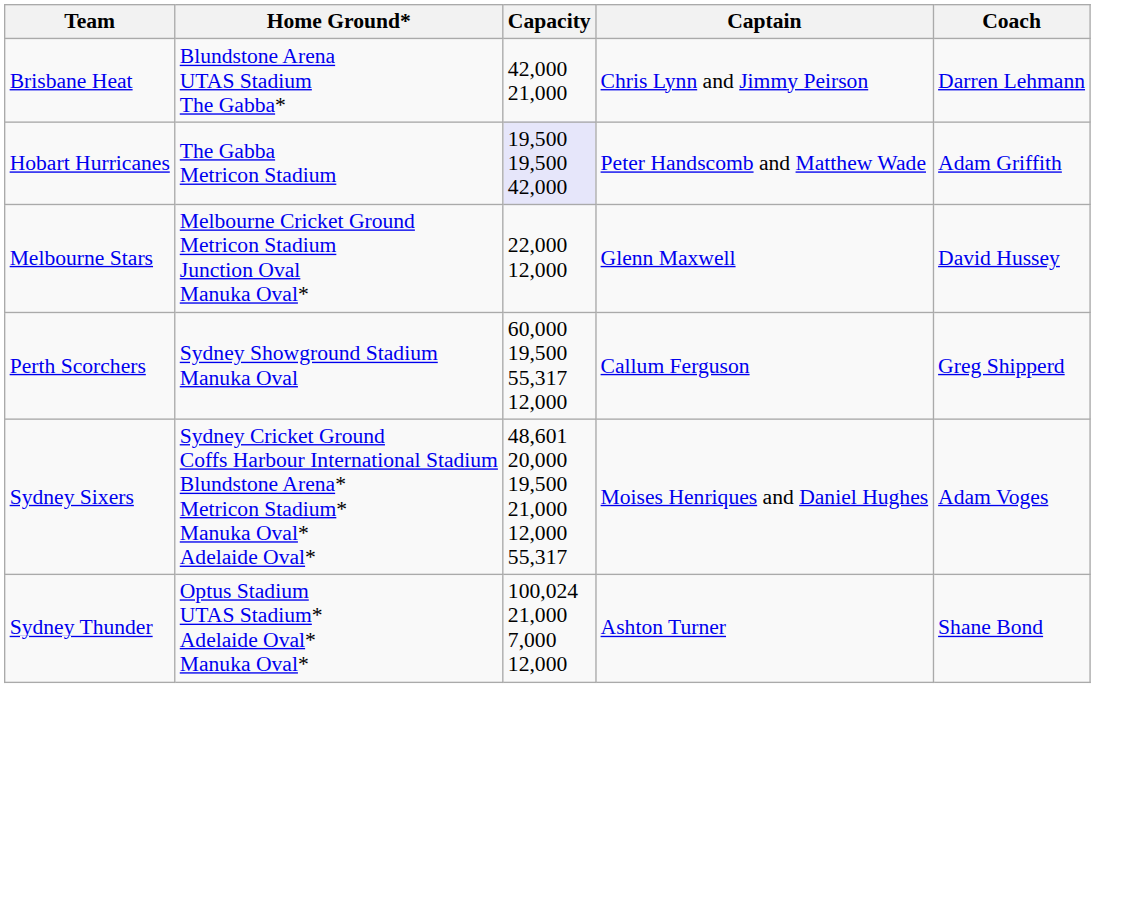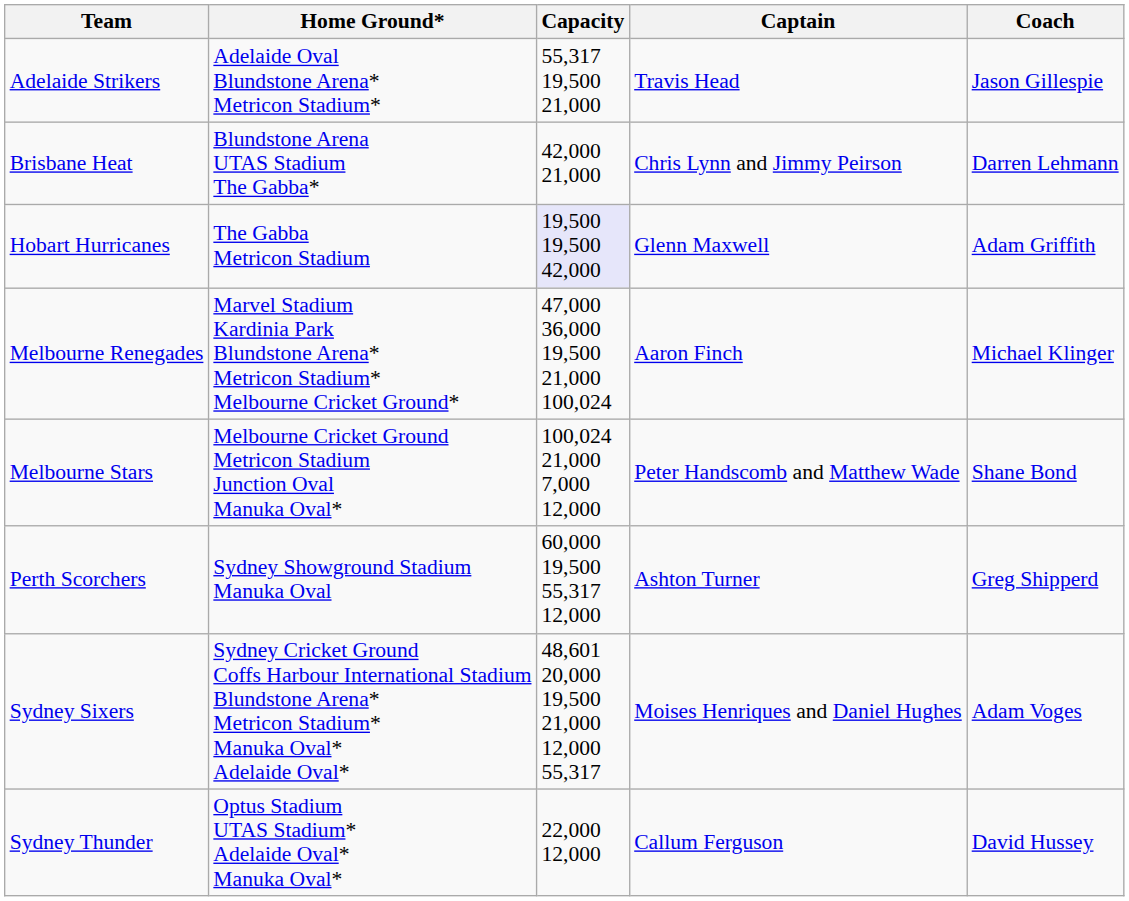+ row: (85, 80)
(763, 163) Peter Handscomb and Matthew Wade -> (702, 245) Glenn Maxwell
+ row: (107, 353)
(538, 258) 22,000 12,000 -> (577, 472) 100,024 21,000 7,000 12,000
(668, 258) Glenn Maxwell -> (797, 472) Peter Handscomb and Matthew Wade
(999, 258) David Hussey -> (1024, 472) Shane Bond
(675, 365) Callum Ferguson -> (697, 579) Ashton Turner
(543, 628) 100,024 21,000 7,000 12,000 -> (571, 842) 22,000 12,000
(663, 628) Ashton Turner -> (709, 842) Callum Ferguson
(991, 628) Shane Bond -> (1033, 842) David Hussey
